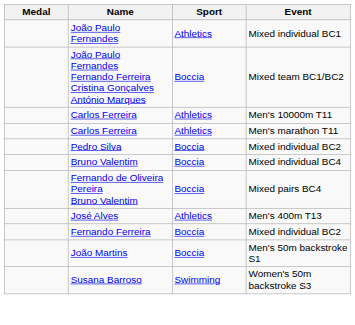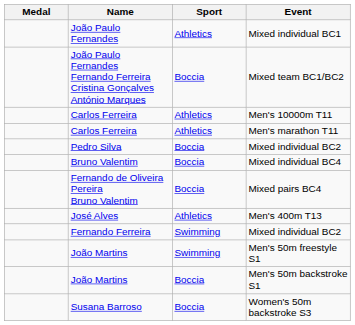(189, 232) Boccia -> (197, 232) Swimming
+ row: (99, 253)
(197, 280) Swimming -> (189, 307) Boccia
